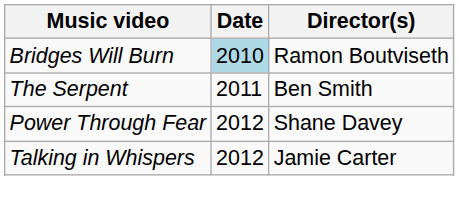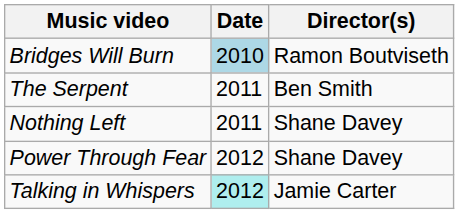+ row: (67, 123)
(240, 157) no background -> (240, 191) paleturquoise background
